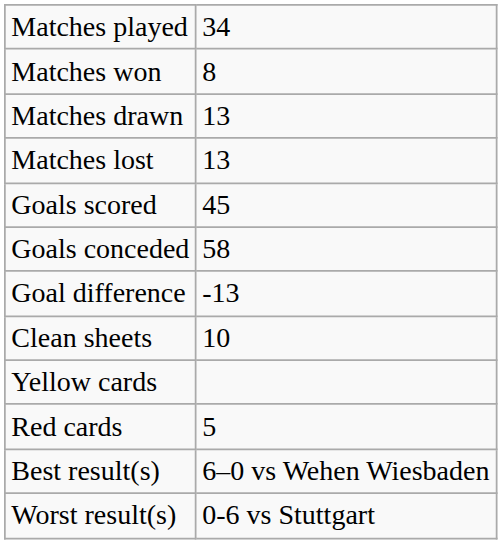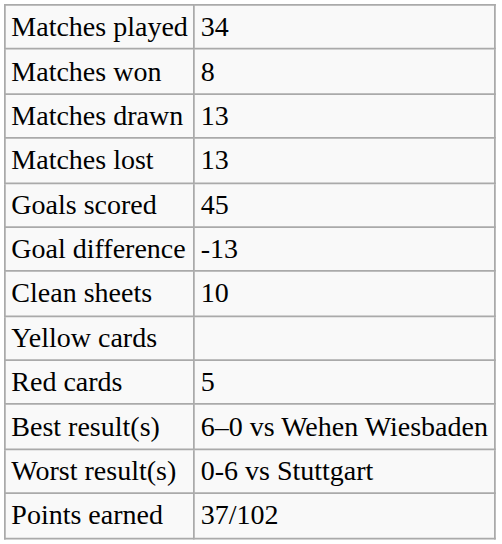- row: (100, 248)
+ row: (87, 515)
